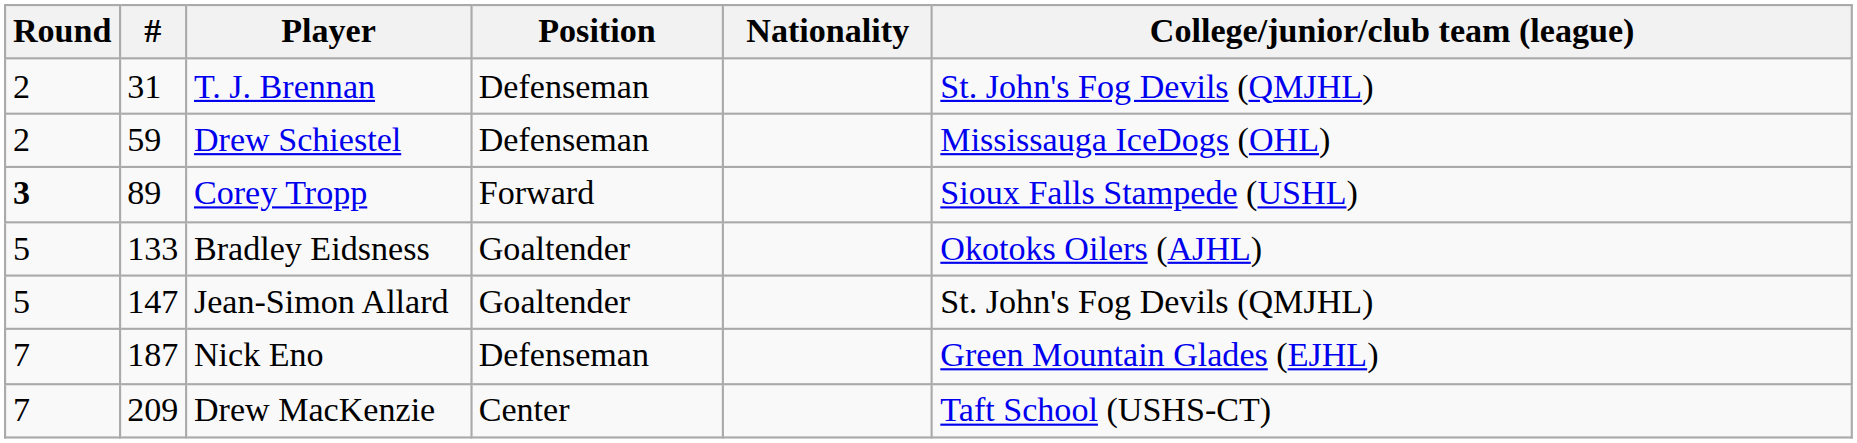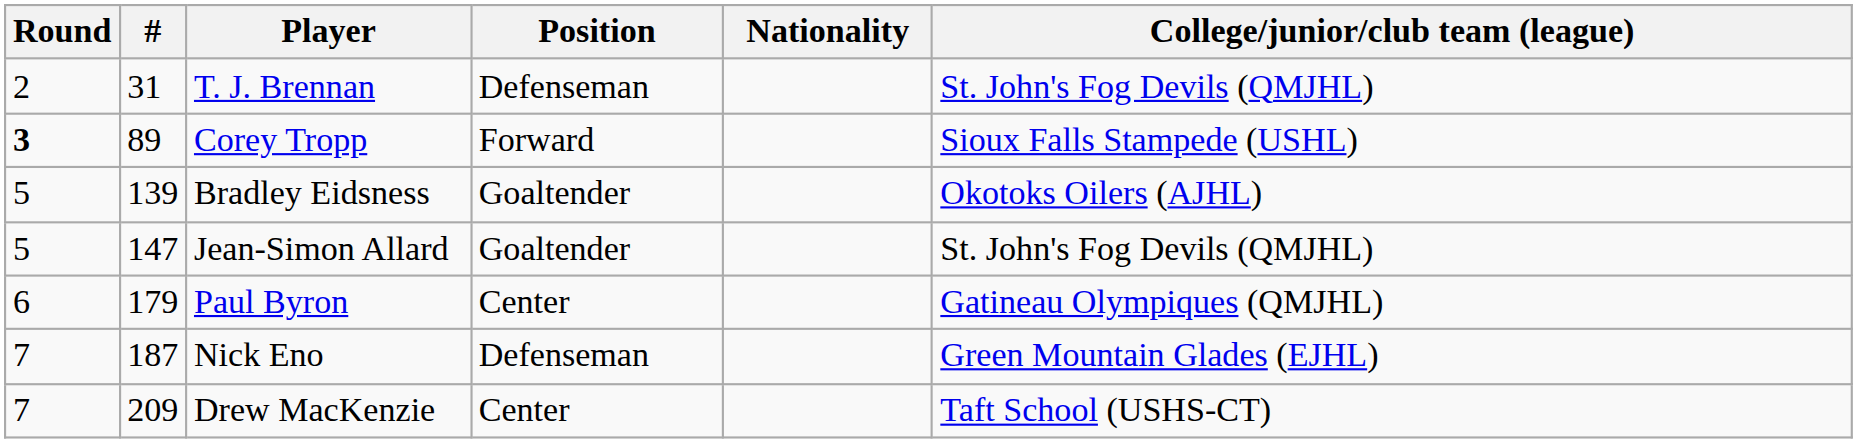- row: (298, 139)
(153, 247) 133 -> (153, 193) 139
+ row: (271, 301)
